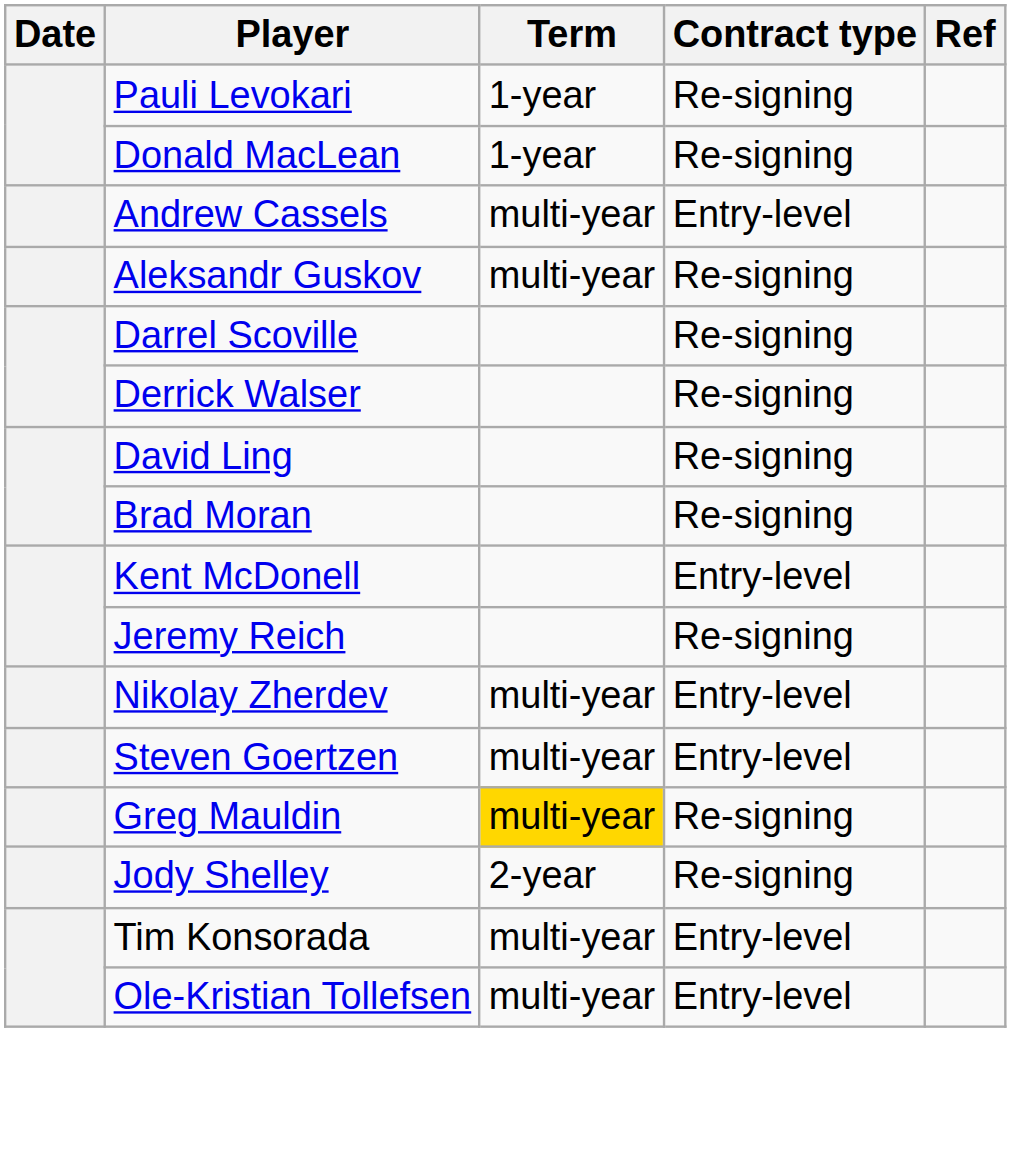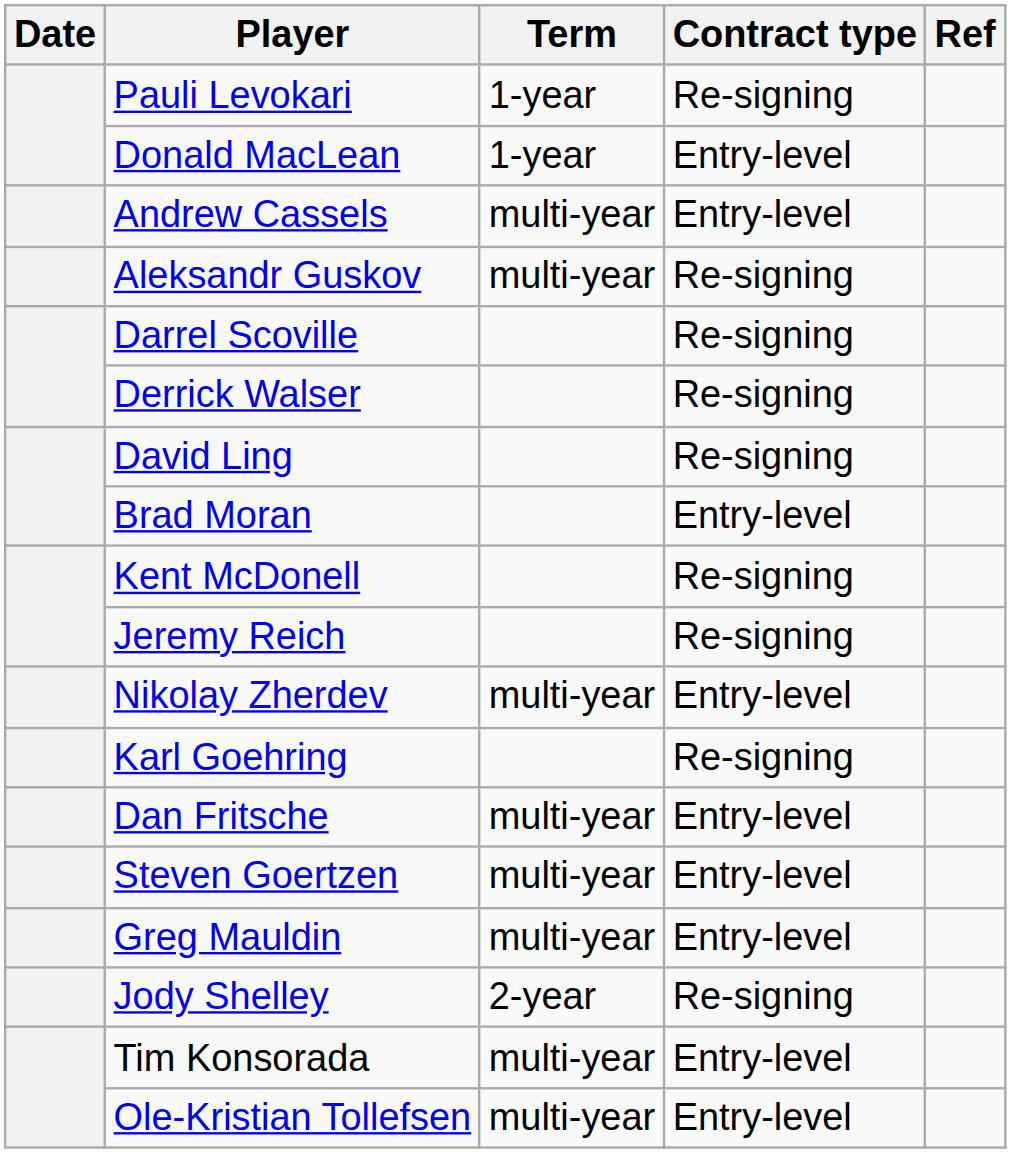(763, 154) Re-signing -> (762, 154) Entry-level
(763, 515) Re-signing -> (762, 515) Entry-level
(762, 575) Entry-level -> (763, 575) Re-signing
+ row: (231, 756)
+ row: (221, 816)
(572, 816) gold background -> (572, 936) no background
(763, 816) Re-signing -> (762, 936) Entry-level
